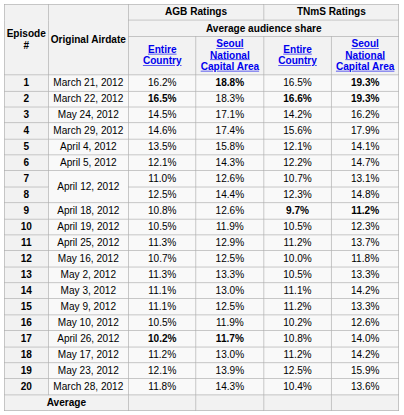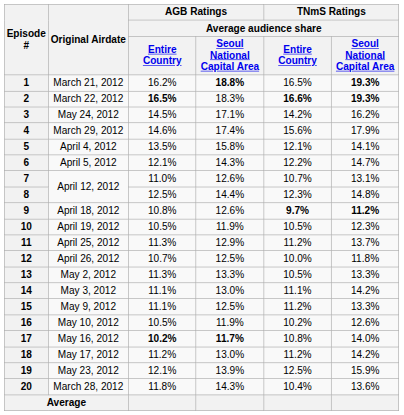(88, 258) May 16, 2012 -> (88, 258) April 26, 2012
(88, 338) April 26, 2012 -> (88, 338) May 16, 2012
